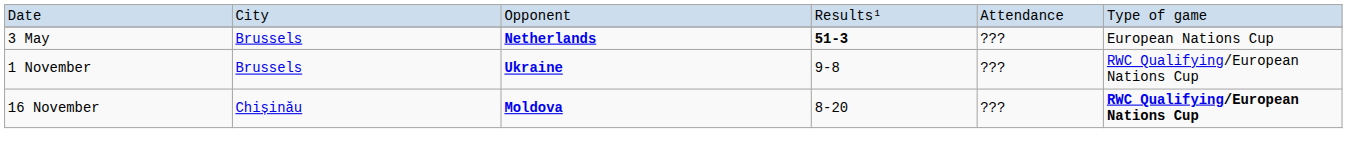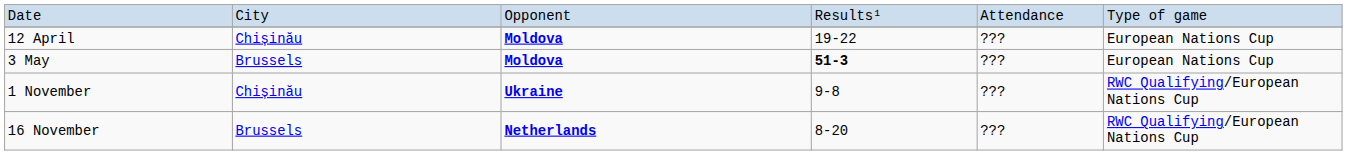+ row: (41, 39)
(550, 39) Netherlands -> (534, 61) Moldova
(269, 69) Brussels -> (269, 92) Chișinău
(269, 108) Chișinău -> (269, 131) Brussels
(534, 108) Moldova -> (550, 131) Netherlands
(1203, 108) bold -> (1203, 131) normal
